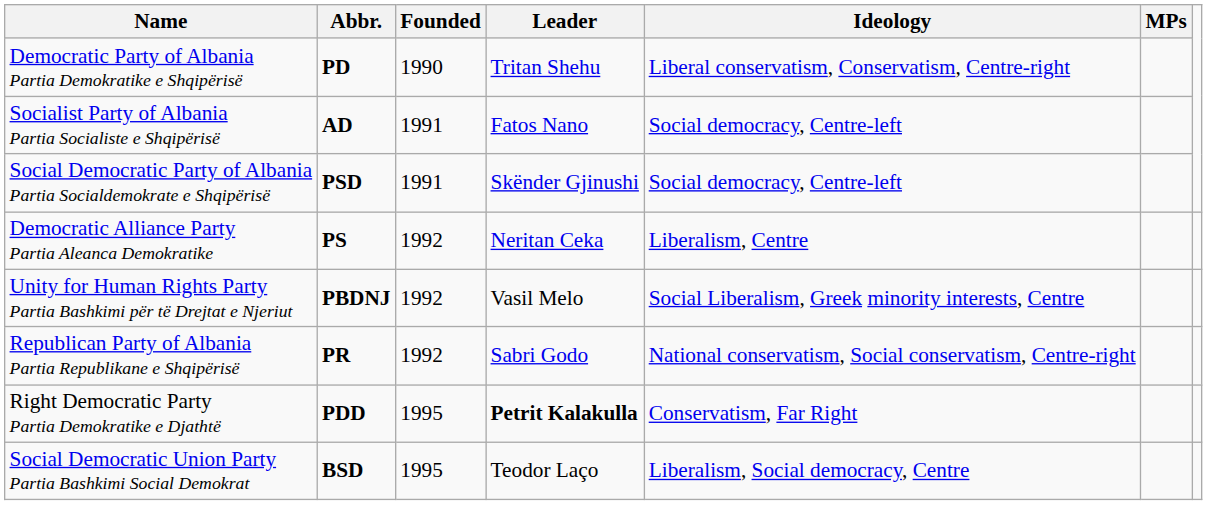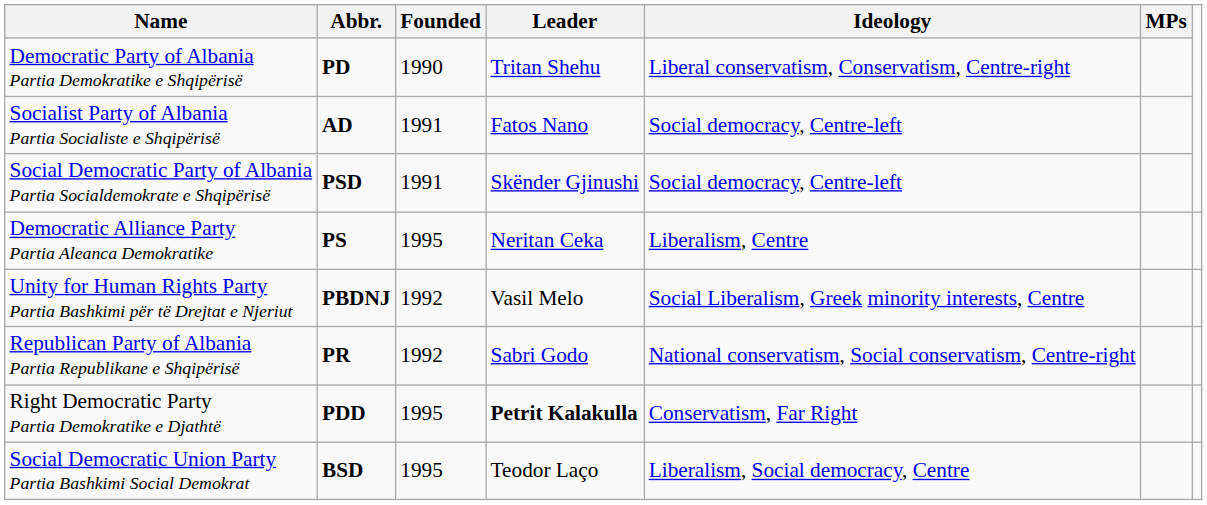(422, 240) 1992 -> (422, 240) 1995
